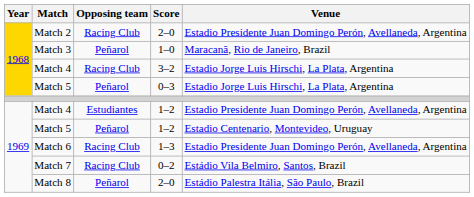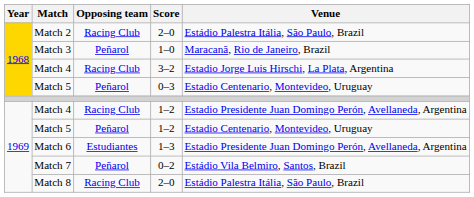(326, 32) Estadio Presidente Juan Domingo Perón, Avellaneda, Argentina -> (274, 32) Estádio Palestra Itália, São Paulo, Brazil
(289, 87) Estadio Jorge Luis Hirschi, La Plata, Argentina -> (279, 87) Estadio Centenario, Montevideo, Uruguay
(112, 110) Estudiantes -> (112, 110) Racing Club
(112, 147) Racing Club -> (112, 147) Estudiantes
(112, 165) Racing Club -> (112, 165) Peñarol
(112, 183) Peñarol -> (112, 183) Racing Club
